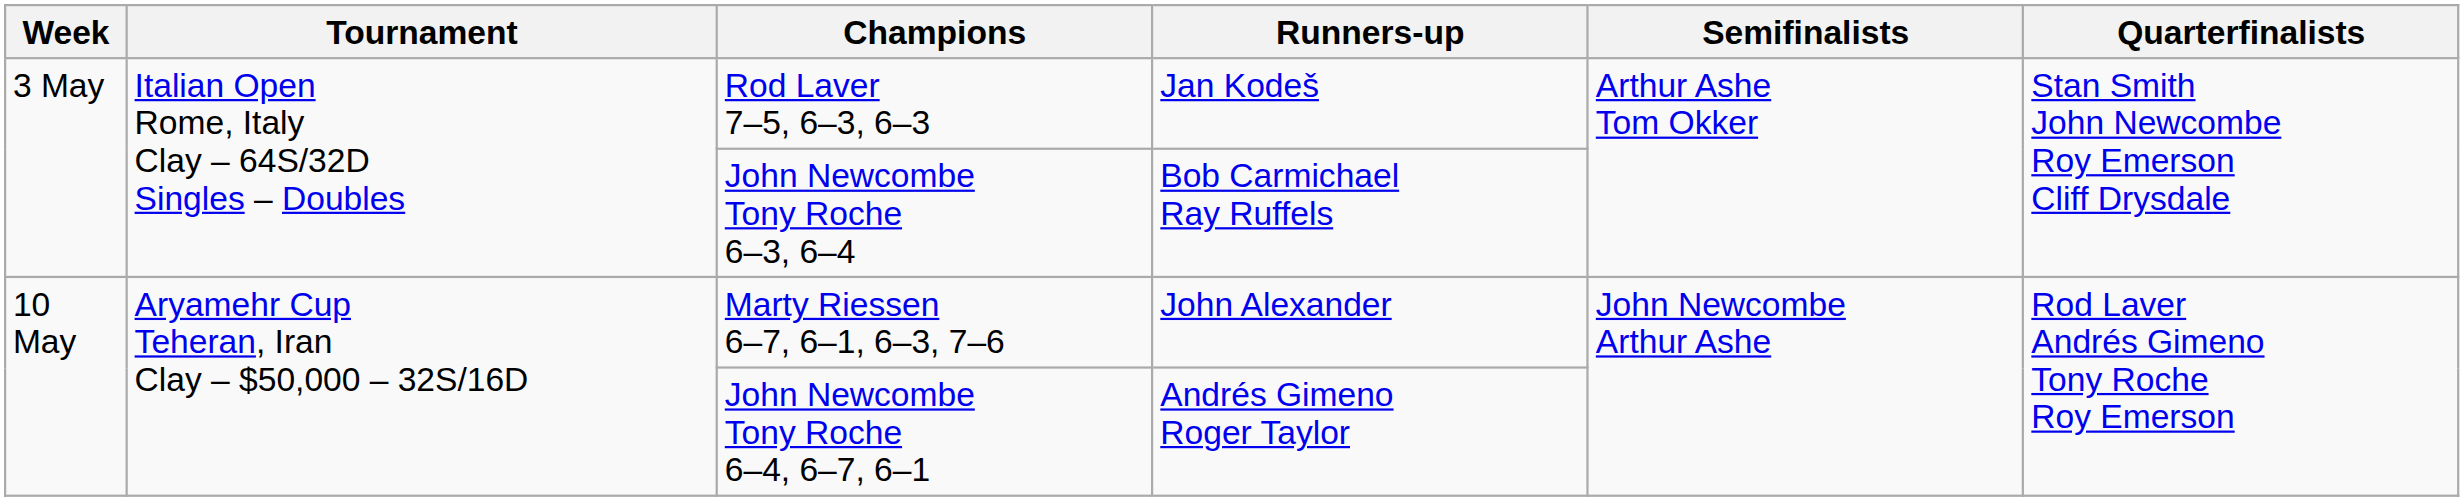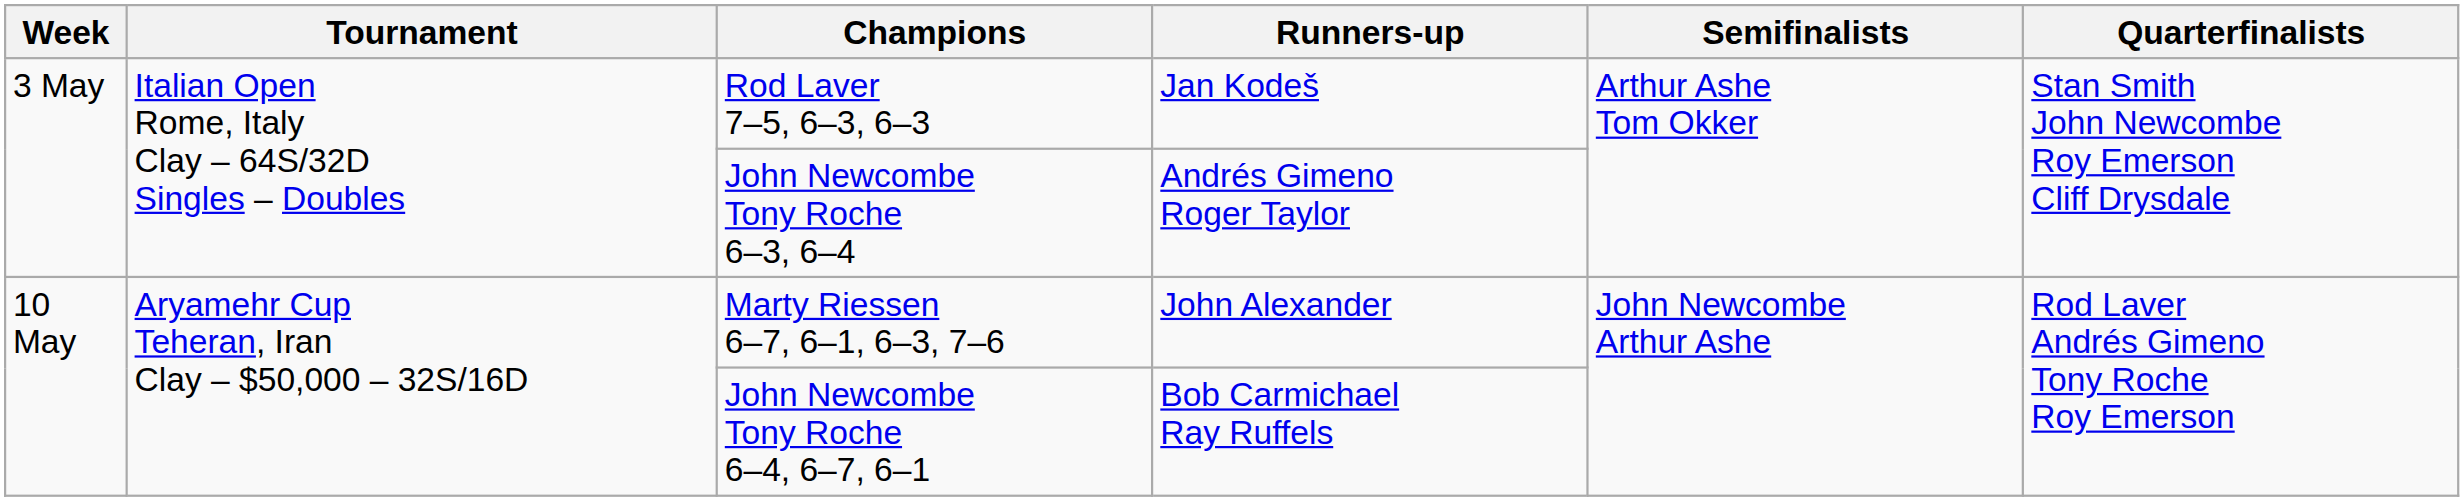(1280, 195) Bob Carmichael Ray Ruffels -> (1277, 195) Andrés Gimeno Roger Taylor
(1277, 414) Andrés Gimeno Roger Taylor -> (1280, 414) Bob Carmichael Ray Ruffels
